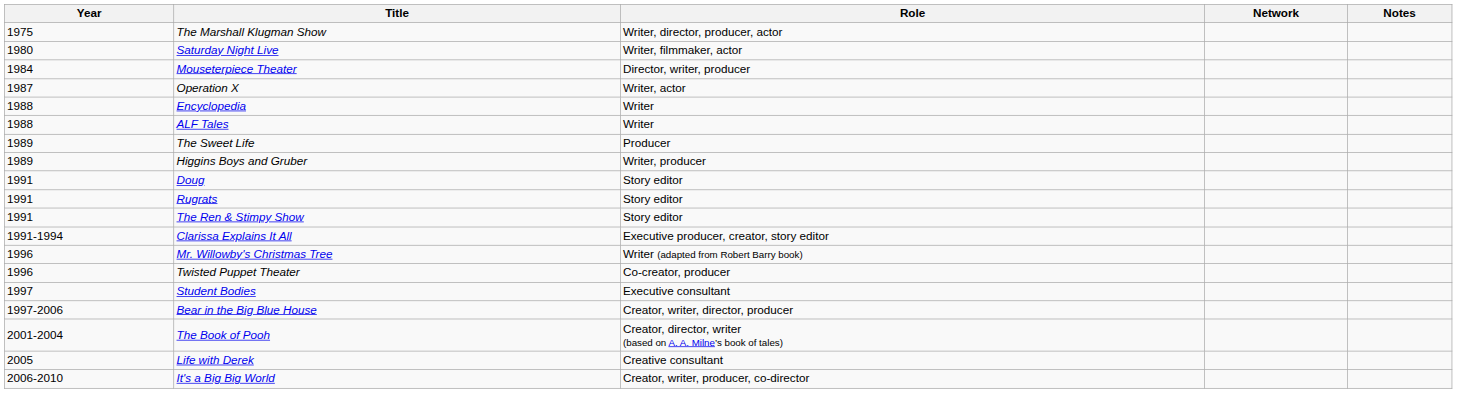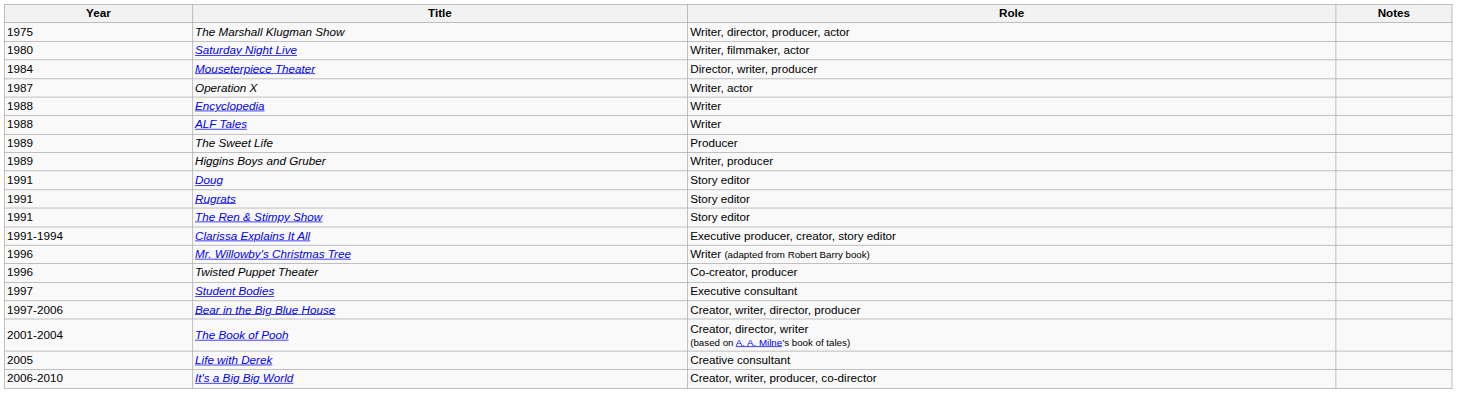- column: (1276, 13)
